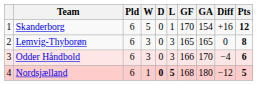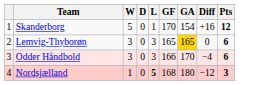- column: (132, 12)
(206, 42) no background -> (187, 42) gold background
(244, 42) 8 -> (226, 42) 6
(161, 73) bold -> (143, 73) normal
(244, 73) 5 -> (226, 73) 3
